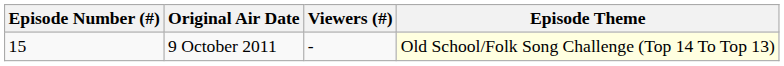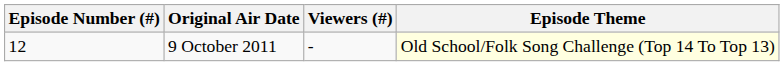(17, 46) 15 -> (17, 46) 12
